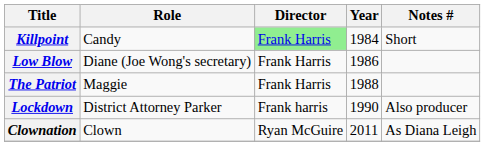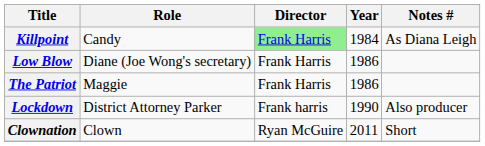(401, 38) Short -> (431, 38) As Diana Leigh
(364, 84) 1988 -> (364, 84) 1986
(431, 130) As Diana Leigh -> (401, 130) Short
